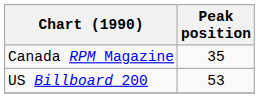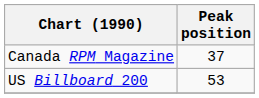(216, 57) 35 -> (216, 57) 37
